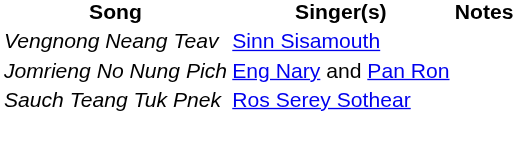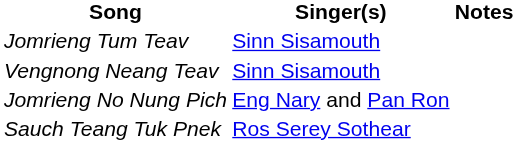+ row: (96, 41)
